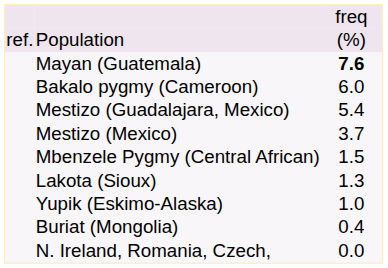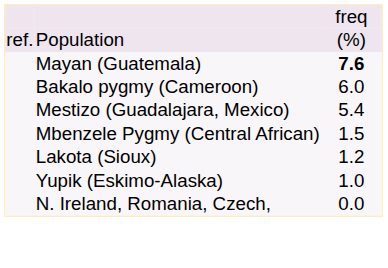- row: (106, 133)
(351, 180) 1.3 -> (351, 157) 1.2
- row: (107, 227)
